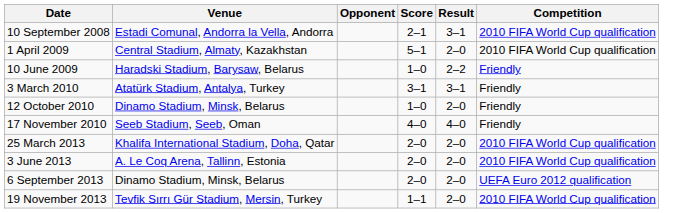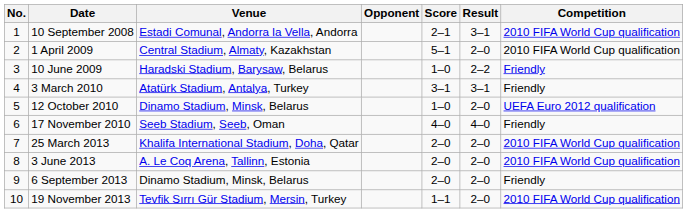+ column: (16, 13)
(500, 106) Friendly -> (580, 106) UEFA Euro 2012 qualification
(555, 180) UEFA Euro 2012 qualification -> (524, 180) Friendly
